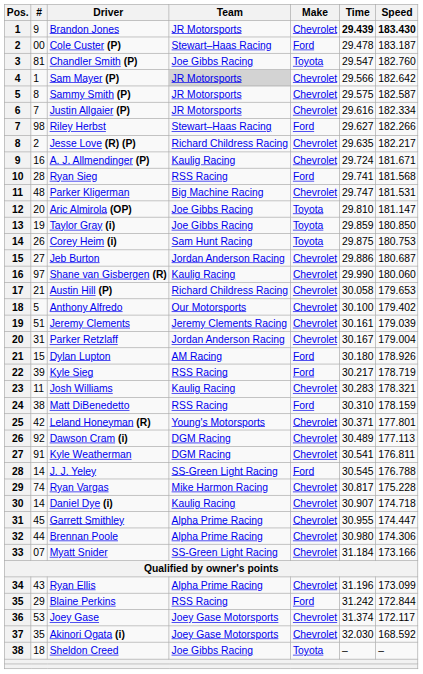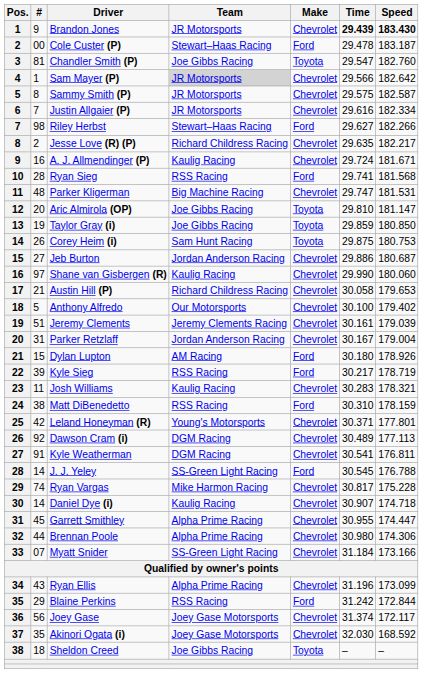(39, 618) 53 -> (39, 618) 56
